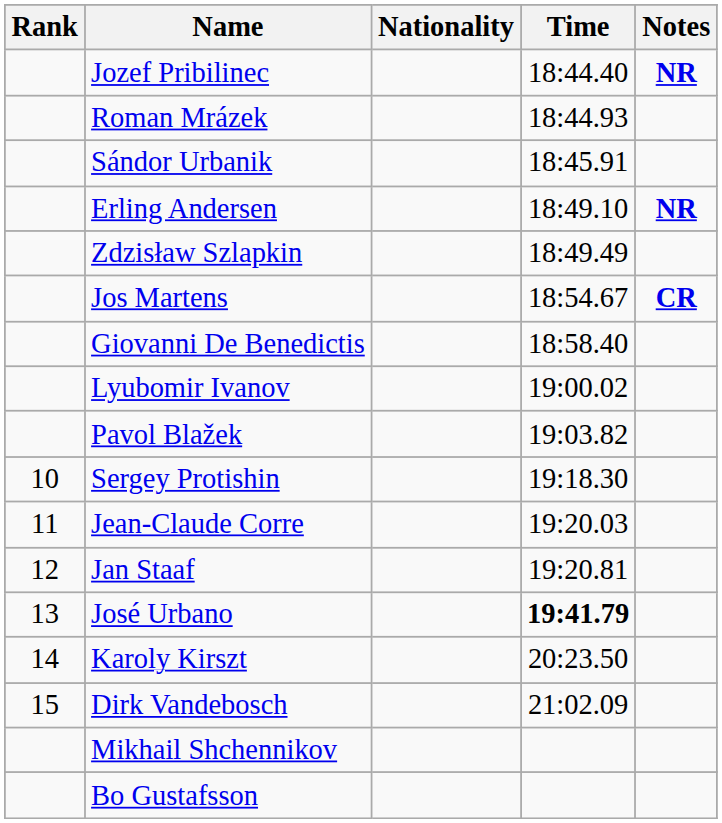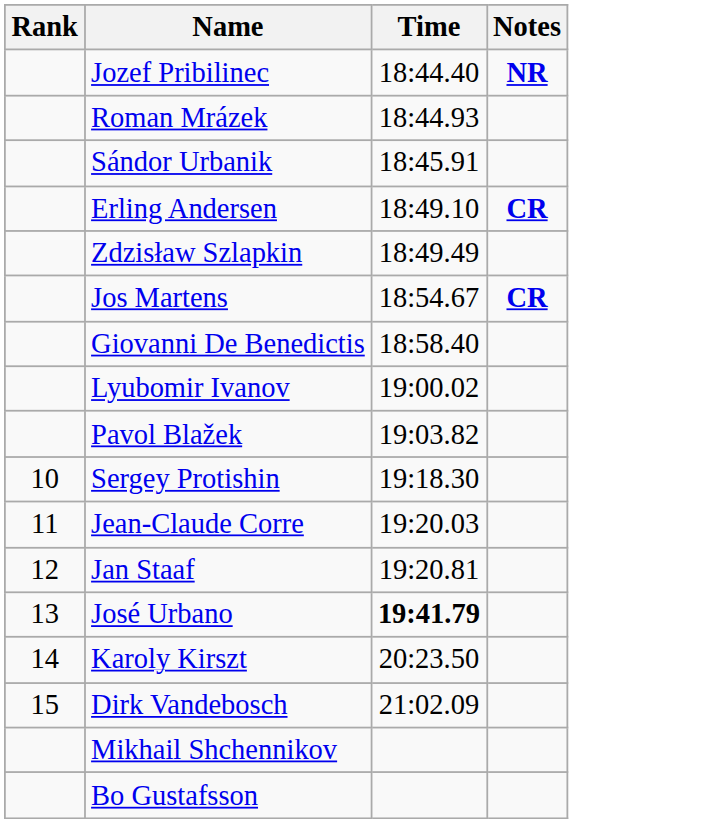- column: (446, 27)
(676, 207) NR -> (527, 207) CR
